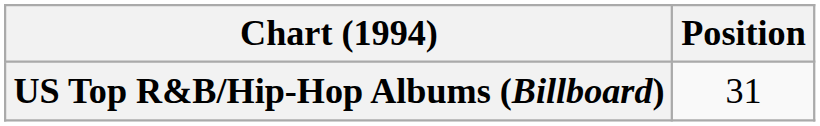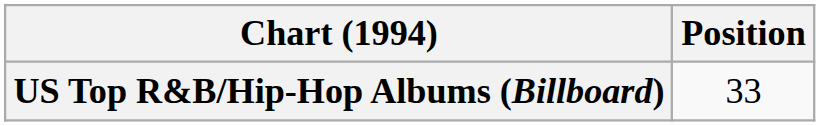(744, 90) 31 -> (744, 90) 33
